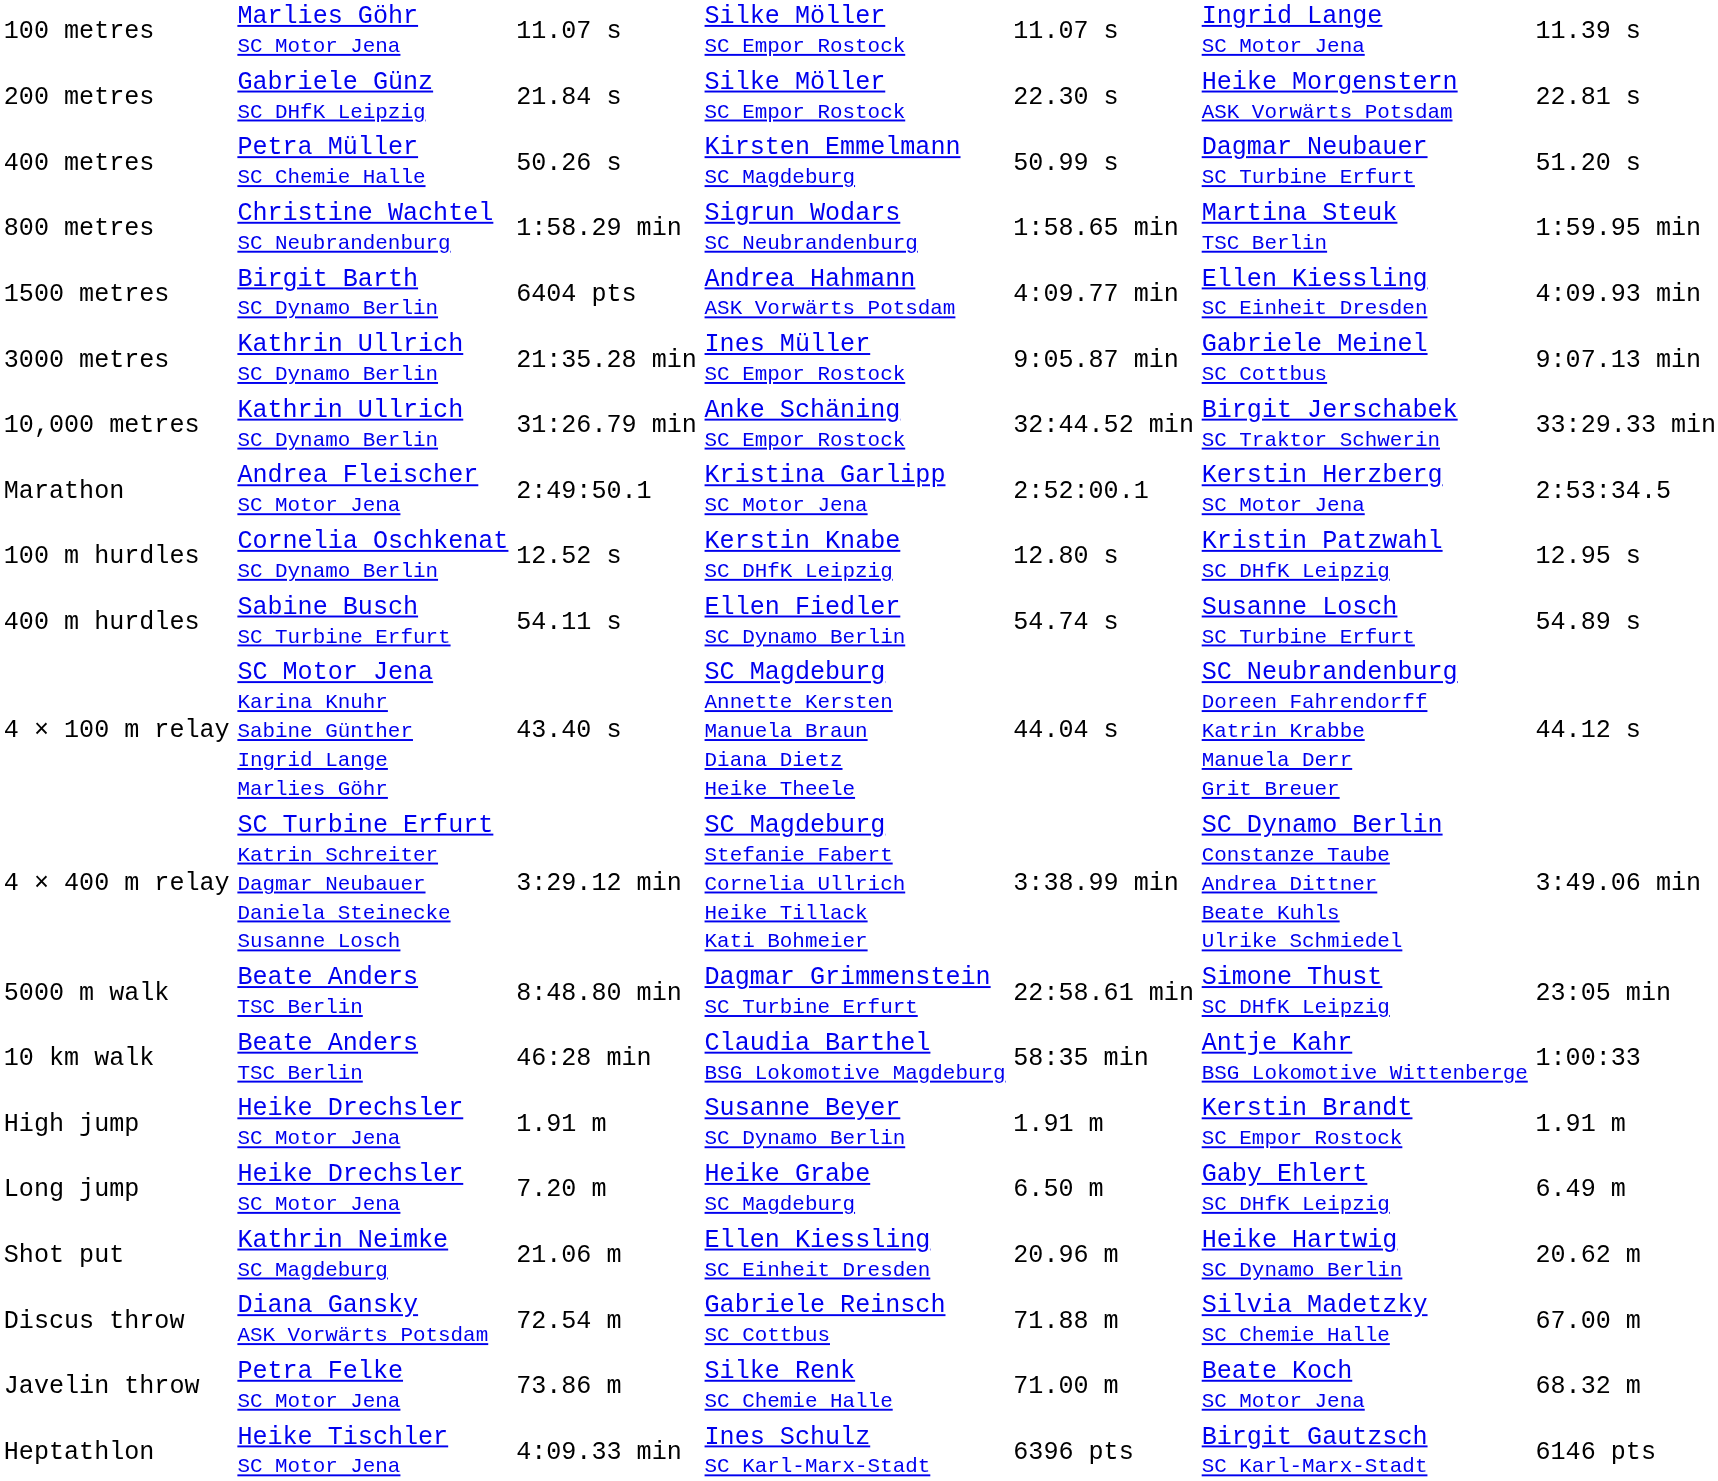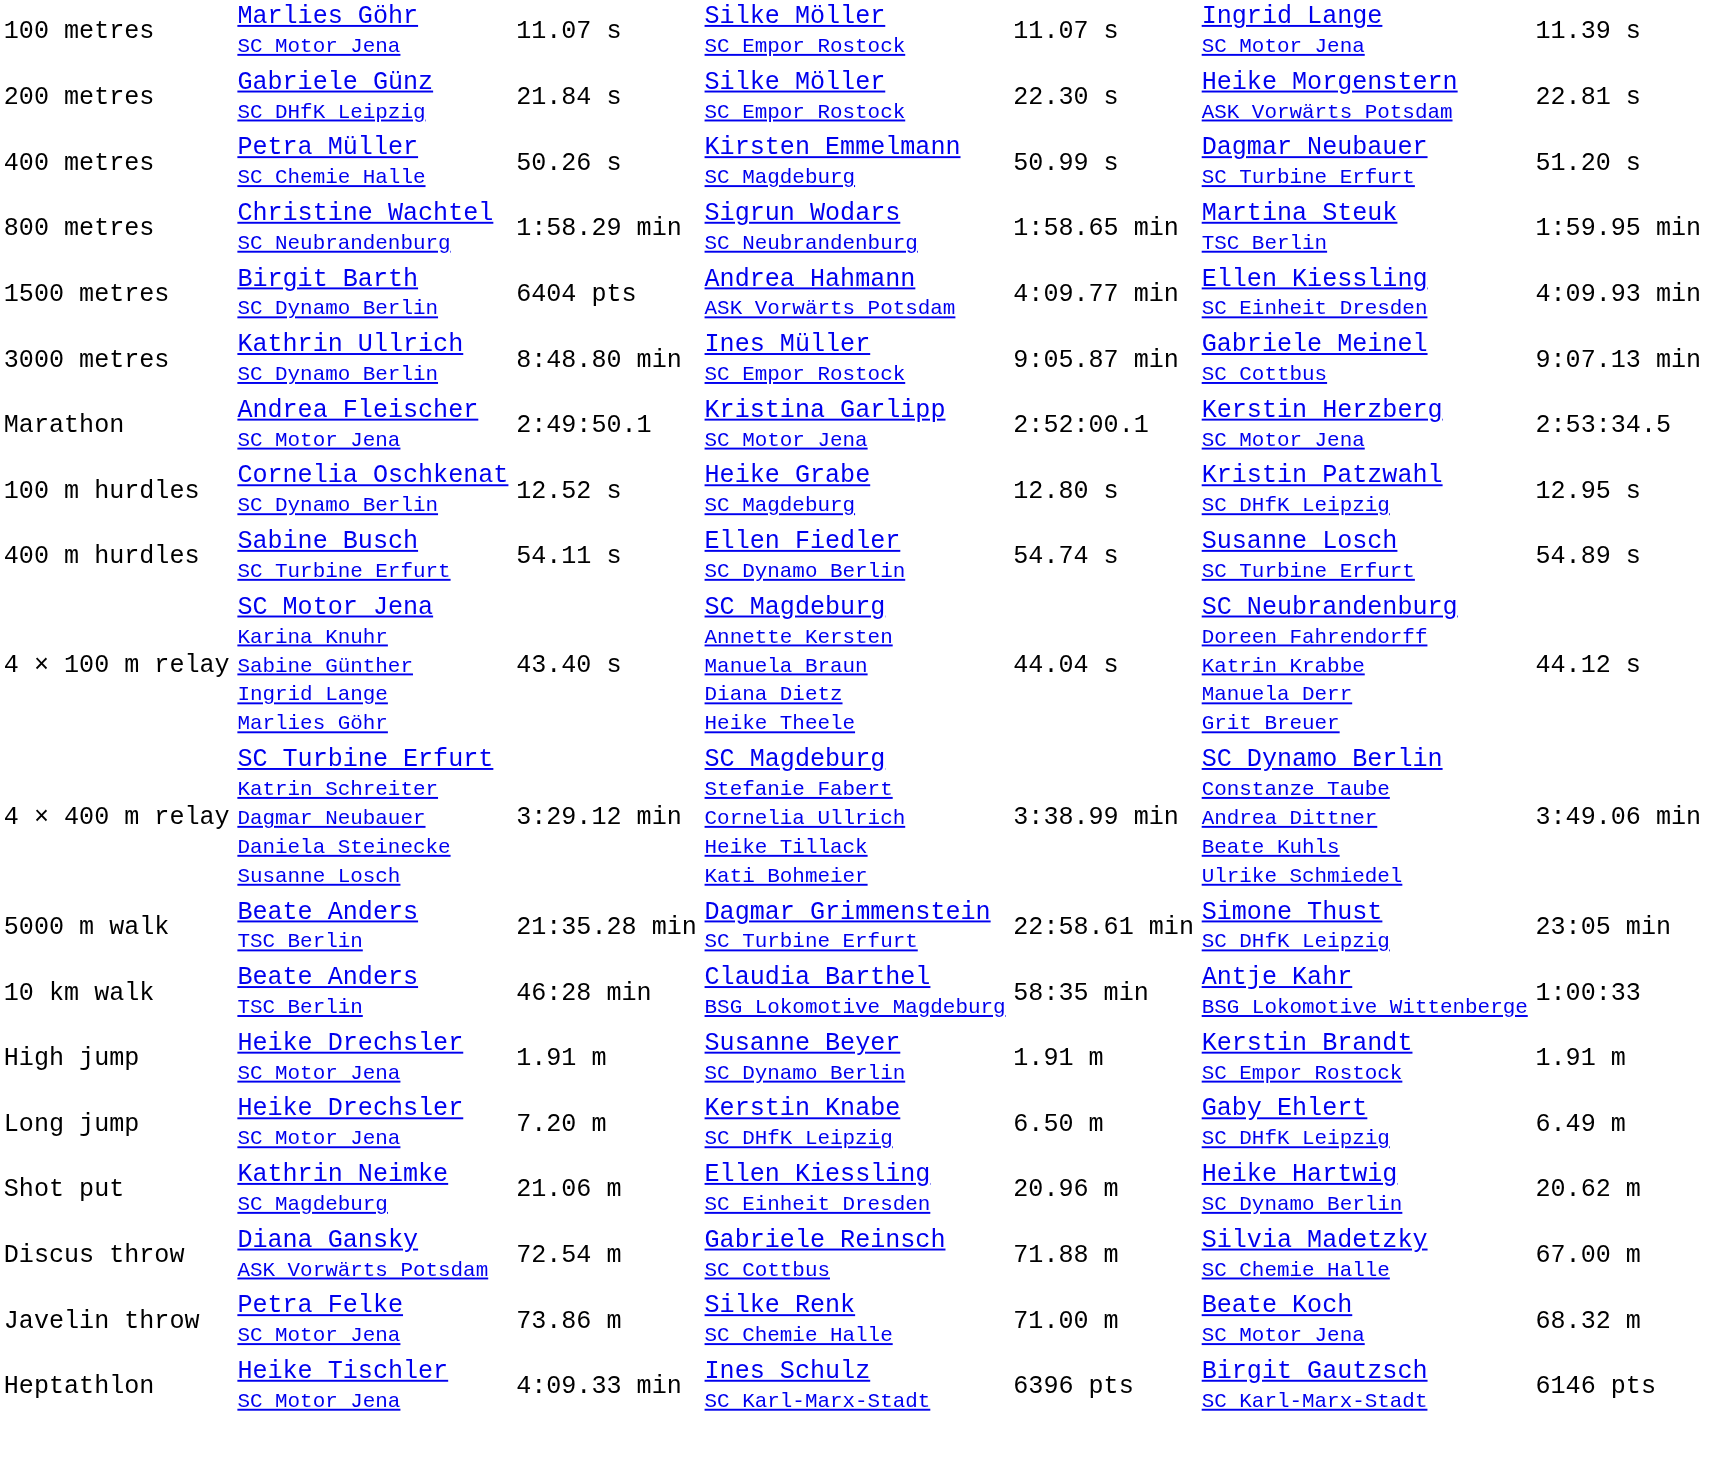(606, 359) 21:35.28 min -> (599, 359) 8:48.80 min
- row: (102, 424)
(802, 555) Kerstin Knabe SC DHfK Leipzig -> (787, 489) Heike Grabe SC Magdeburg
(599, 992) 8:48.80 min -> (606, 926) 21:35.28 min
(787, 1188) Heike Grabe SC Magdeburg -> (802, 1122) Kerstin Knabe SC DHfK Leipzig
